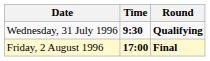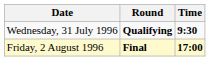columns swapped: (135, 13) <-> (178, 13)
